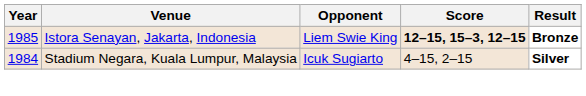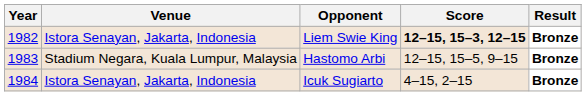(23, 37) 1985 -> (23, 37) 1982
+ row: (344, 59)
(171, 59) Stadium Negara, Kuala Lumpur, Malaysia -> (150, 81) Istora Senayan, Jakarta, Indonesia
(551, 59) Silver -> (555, 81) Bronze
